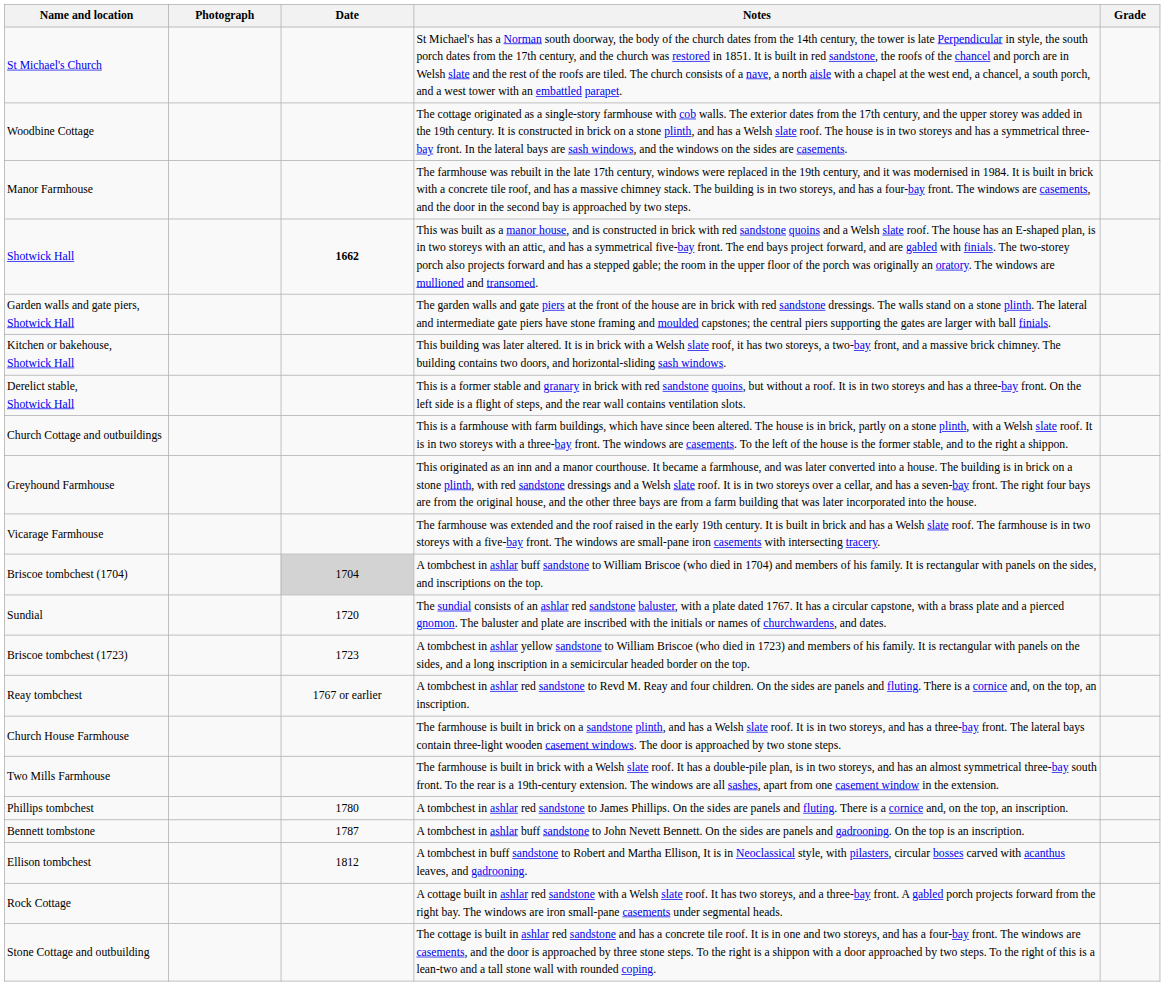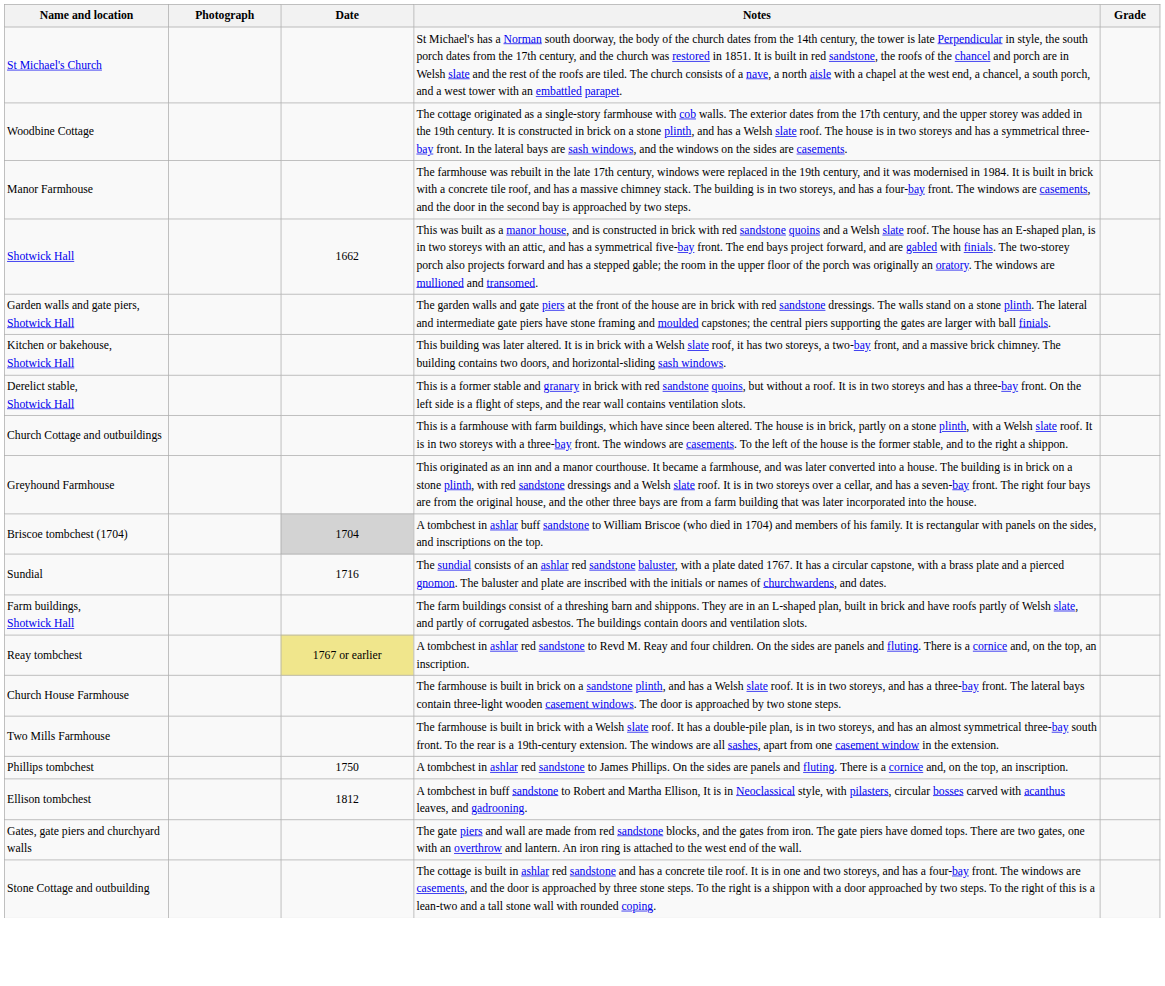(347, 256) bold -> (347, 256) normal
- row: (55, 534)
(347, 614) 1720 -> (347, 574) 1716
- row: (67, 655)
+ row: (44, 614)
(347, 695) no background -> (347, 655) khaki background
(347, 808) 1780 -> (347, 767) 1750
- row: (51, 831)
- row: (39, 903)
+ row: (83, 839)
